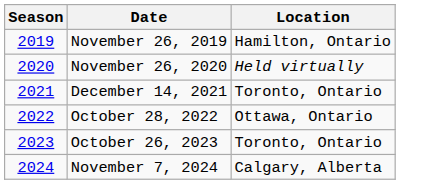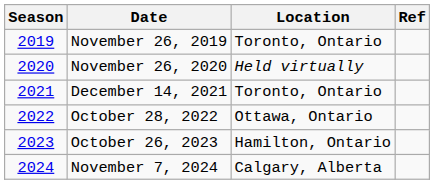+ column: (412, 17)
(313, 42) Hamilton, Ontario -> (308, 42) Toronto, Ontario
(308, 142) Toronto, Ontario -> (313, 142) Hamilton, Ontario
